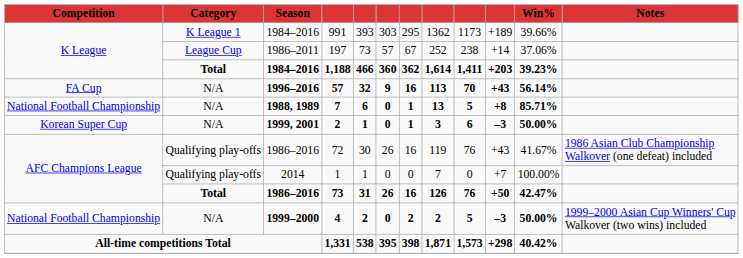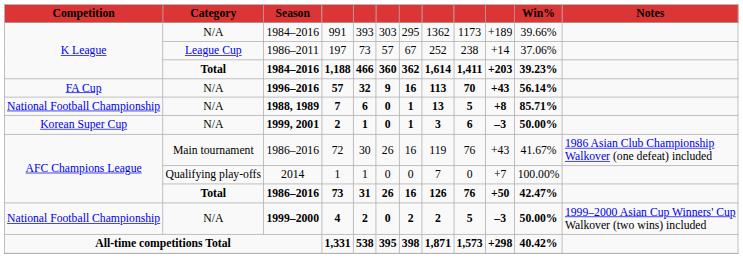(213, 32) K League 1 -> (213, 32) N/A
(213, 149) Qualifying play-offs -> (213, 149) Main tournament
